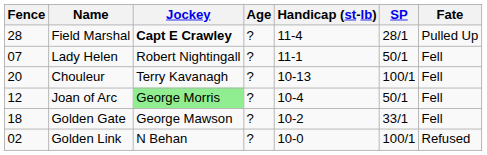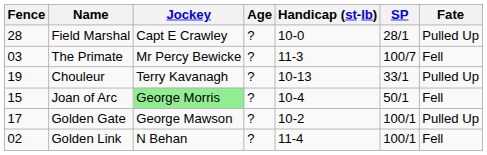(184, 35) bold -> (182, 35) normal
(290, 35) 11-4 -> (291, 35) 10-0
+ row: (87, 56)
- row: (85, 56)
(15, 77) 20 -> (15, 77) 19
(399, 77) 100/1 -> (396, 77) 33/1
(432, 77) Fell -> (451, 77) Pulled Up
(15, 98) 12 -> (15, 98) 15
(15, 118) 18 -> (15, 118) 17
(395, 118) 33/1 -> (400, 118) 100/1
(432, 118) Fell -> (451, 118) Pulled Up
(291, 139) 10-0 -> (291, 139) 11-4
(446, 139) Refused -> (433, 139) Fell
